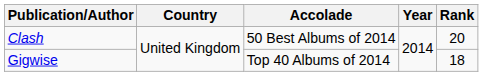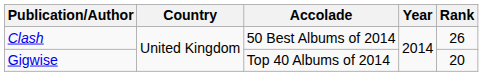(457, 37) 20 -> (457, 37) 26
(457, 60) 18 -> (457, 60) 20
